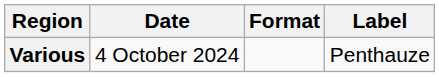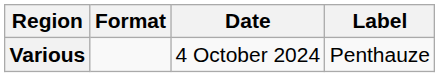columns swapped: (167, 21) <-> (285, 21)
